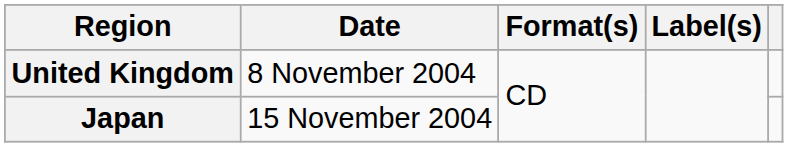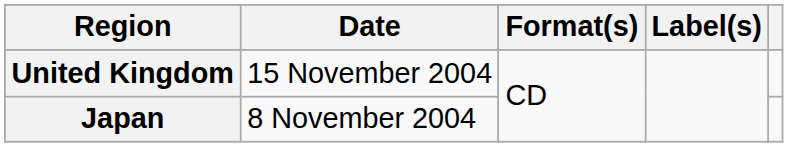(362, 73) 8 November 2004 -> (370, 73) 15 November 2004
(370, 118) 15 November 2004 -> (362, 118) 8 November 2004
